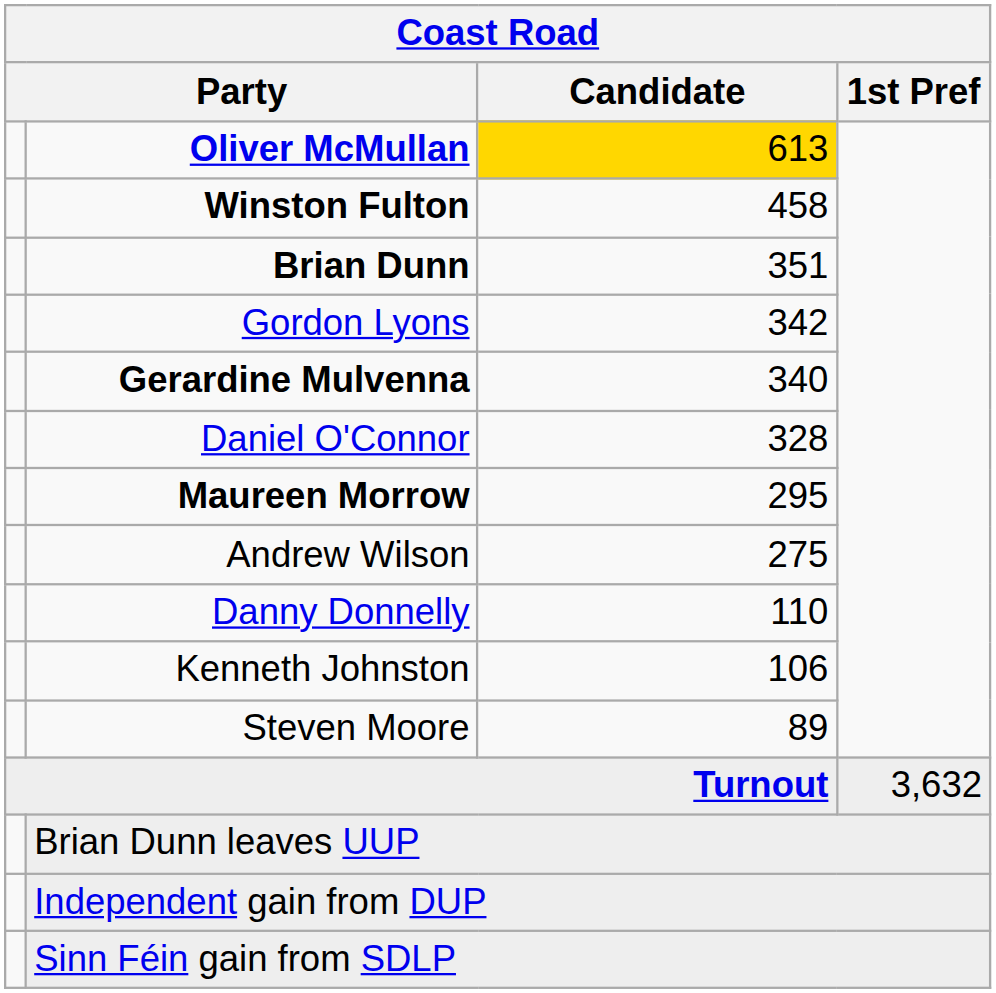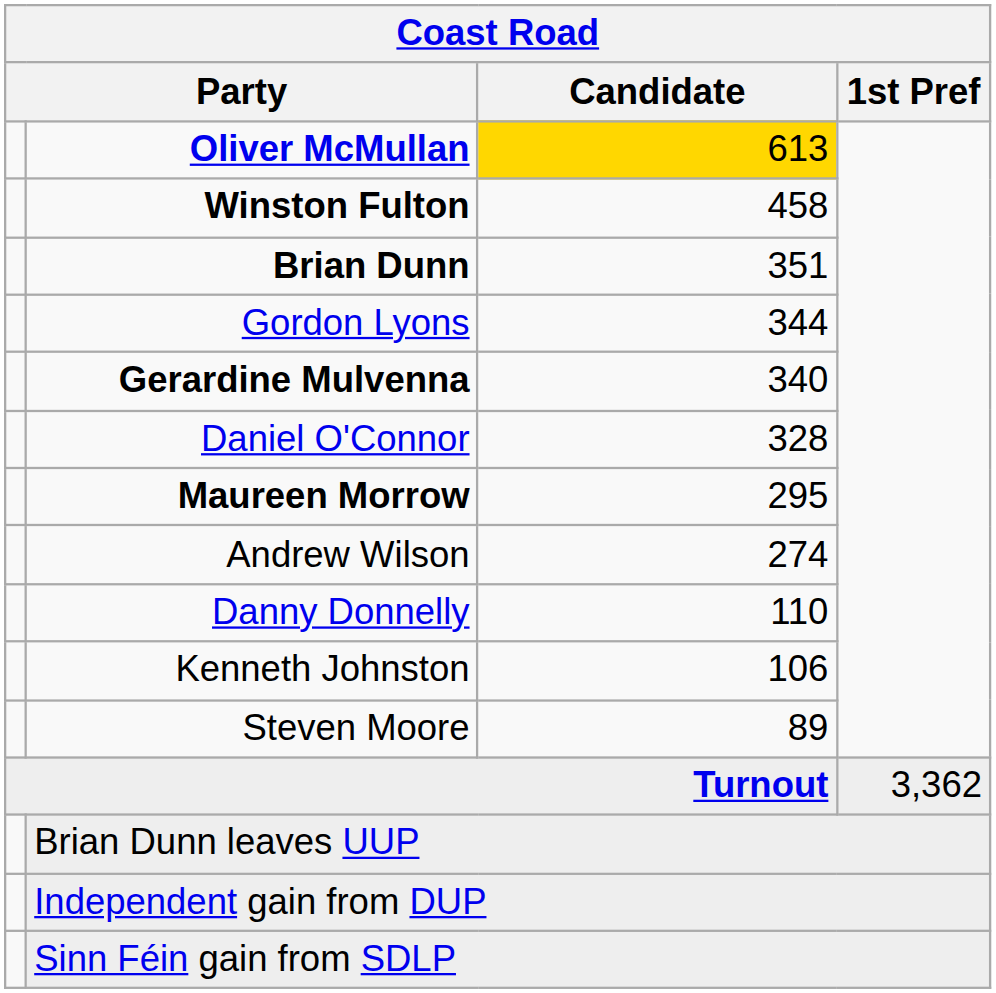(798, 322) 342 -> (798, 322) 344
(798, 554) 275 -> (798, 554) 274
(936, 785) 3,632 -> (936, 785) 3,362
